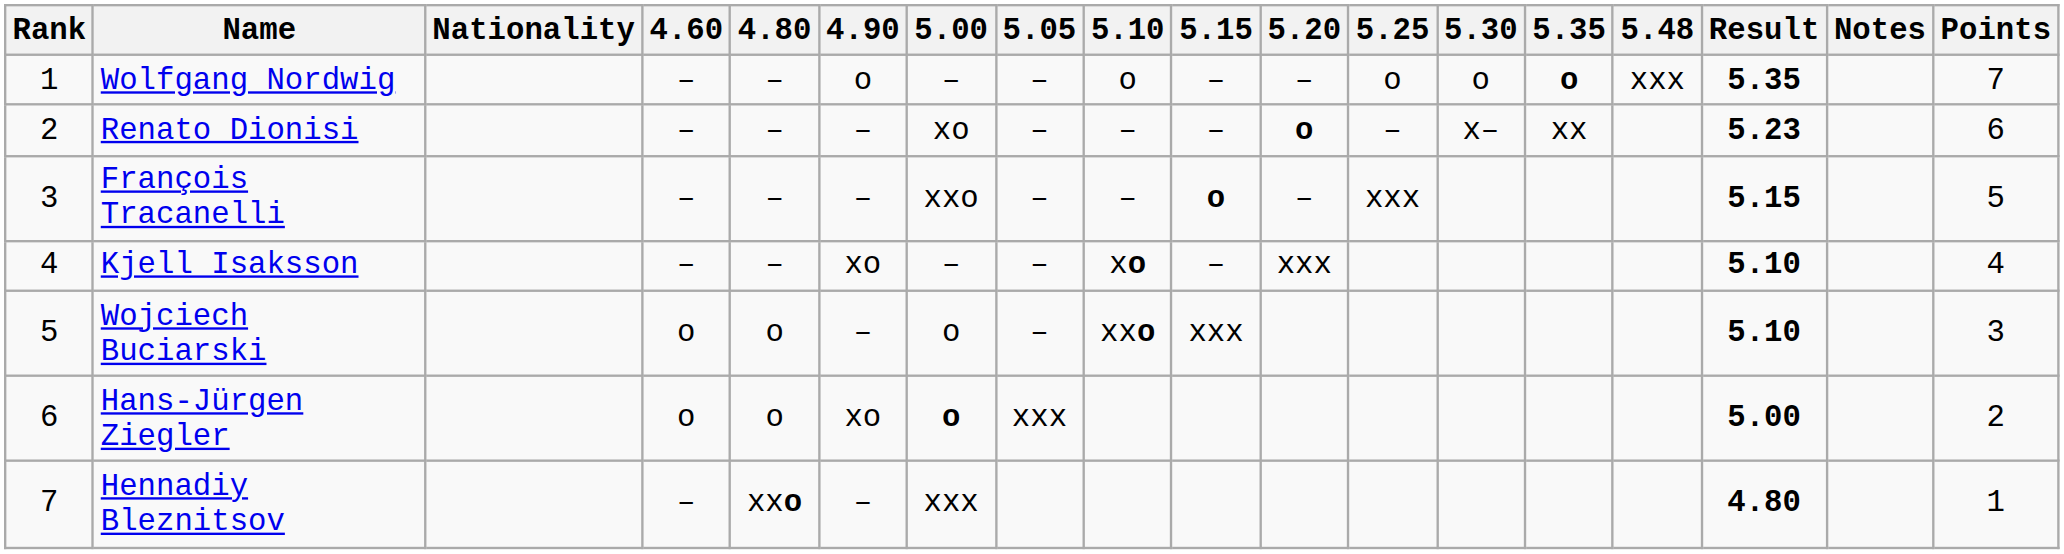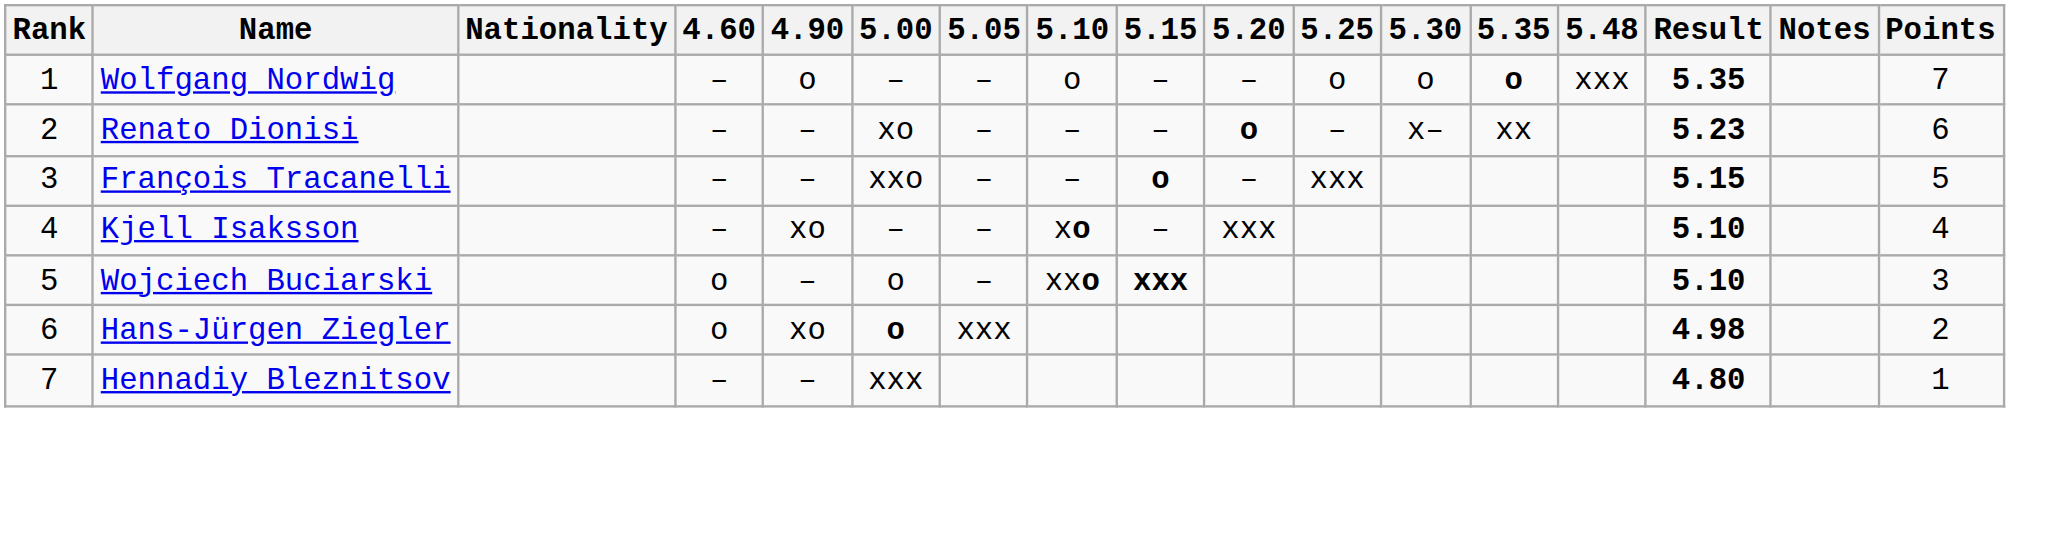- column: (775, 30)
(1216, 333) normal -> (1161, 280) bold
(1764, 419) 5.00 -> (1709, 330) 4.98
